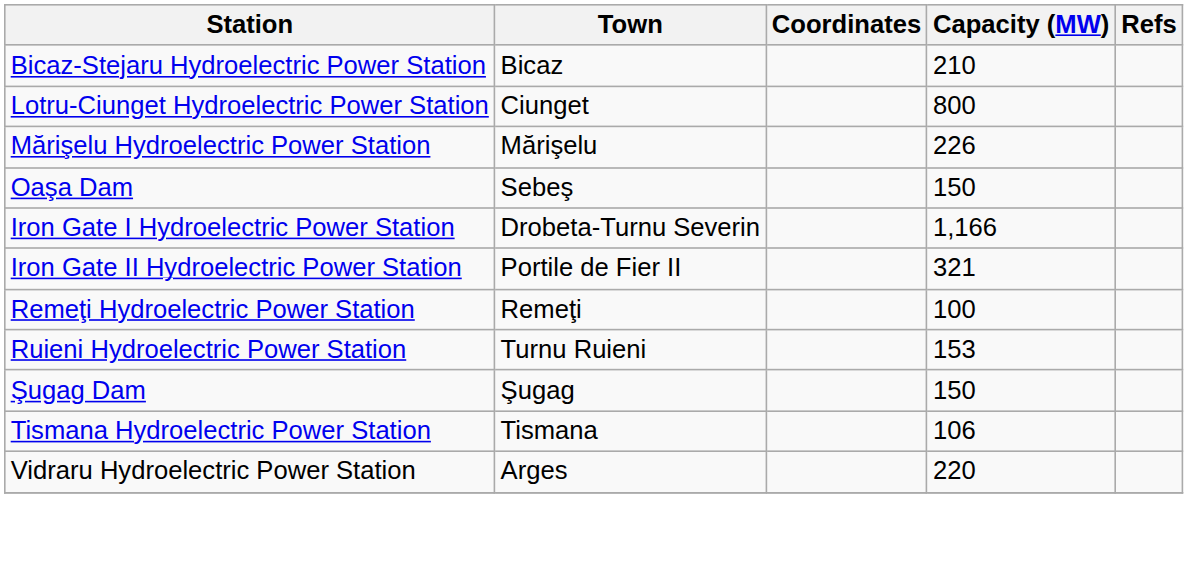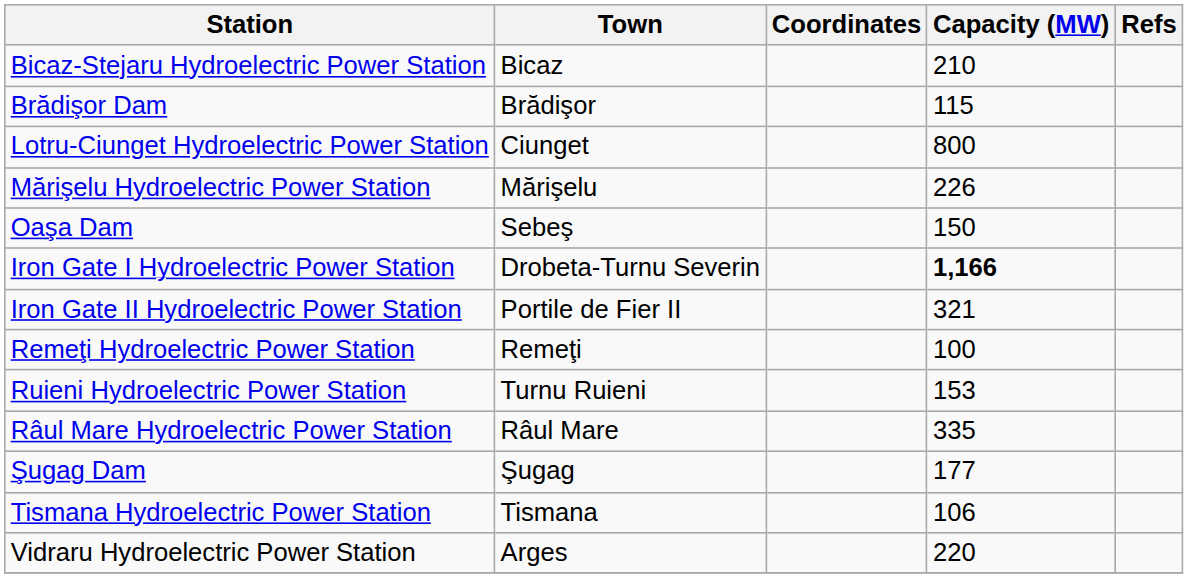+ row: (89, 106)
(965, 227) normal -> (965, 268) bold
+ row: (231, 430)
(954, 390) 150 -> (954, 471) 177
